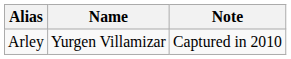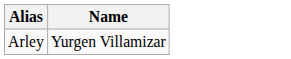- column: (227, 16)
